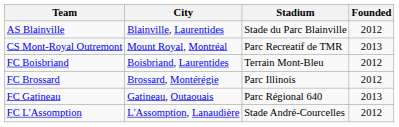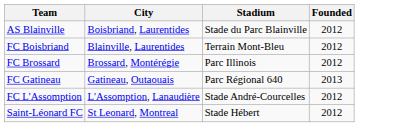(176, 29) Blainville, Laurentides -> (138, 29) Boisbriand, Laurentides
- row: (65, 46)
(178, 63) Boisbriand, Laurentides -> (136, 46) Blainville, Laurentides
+ row: (45, 113)
